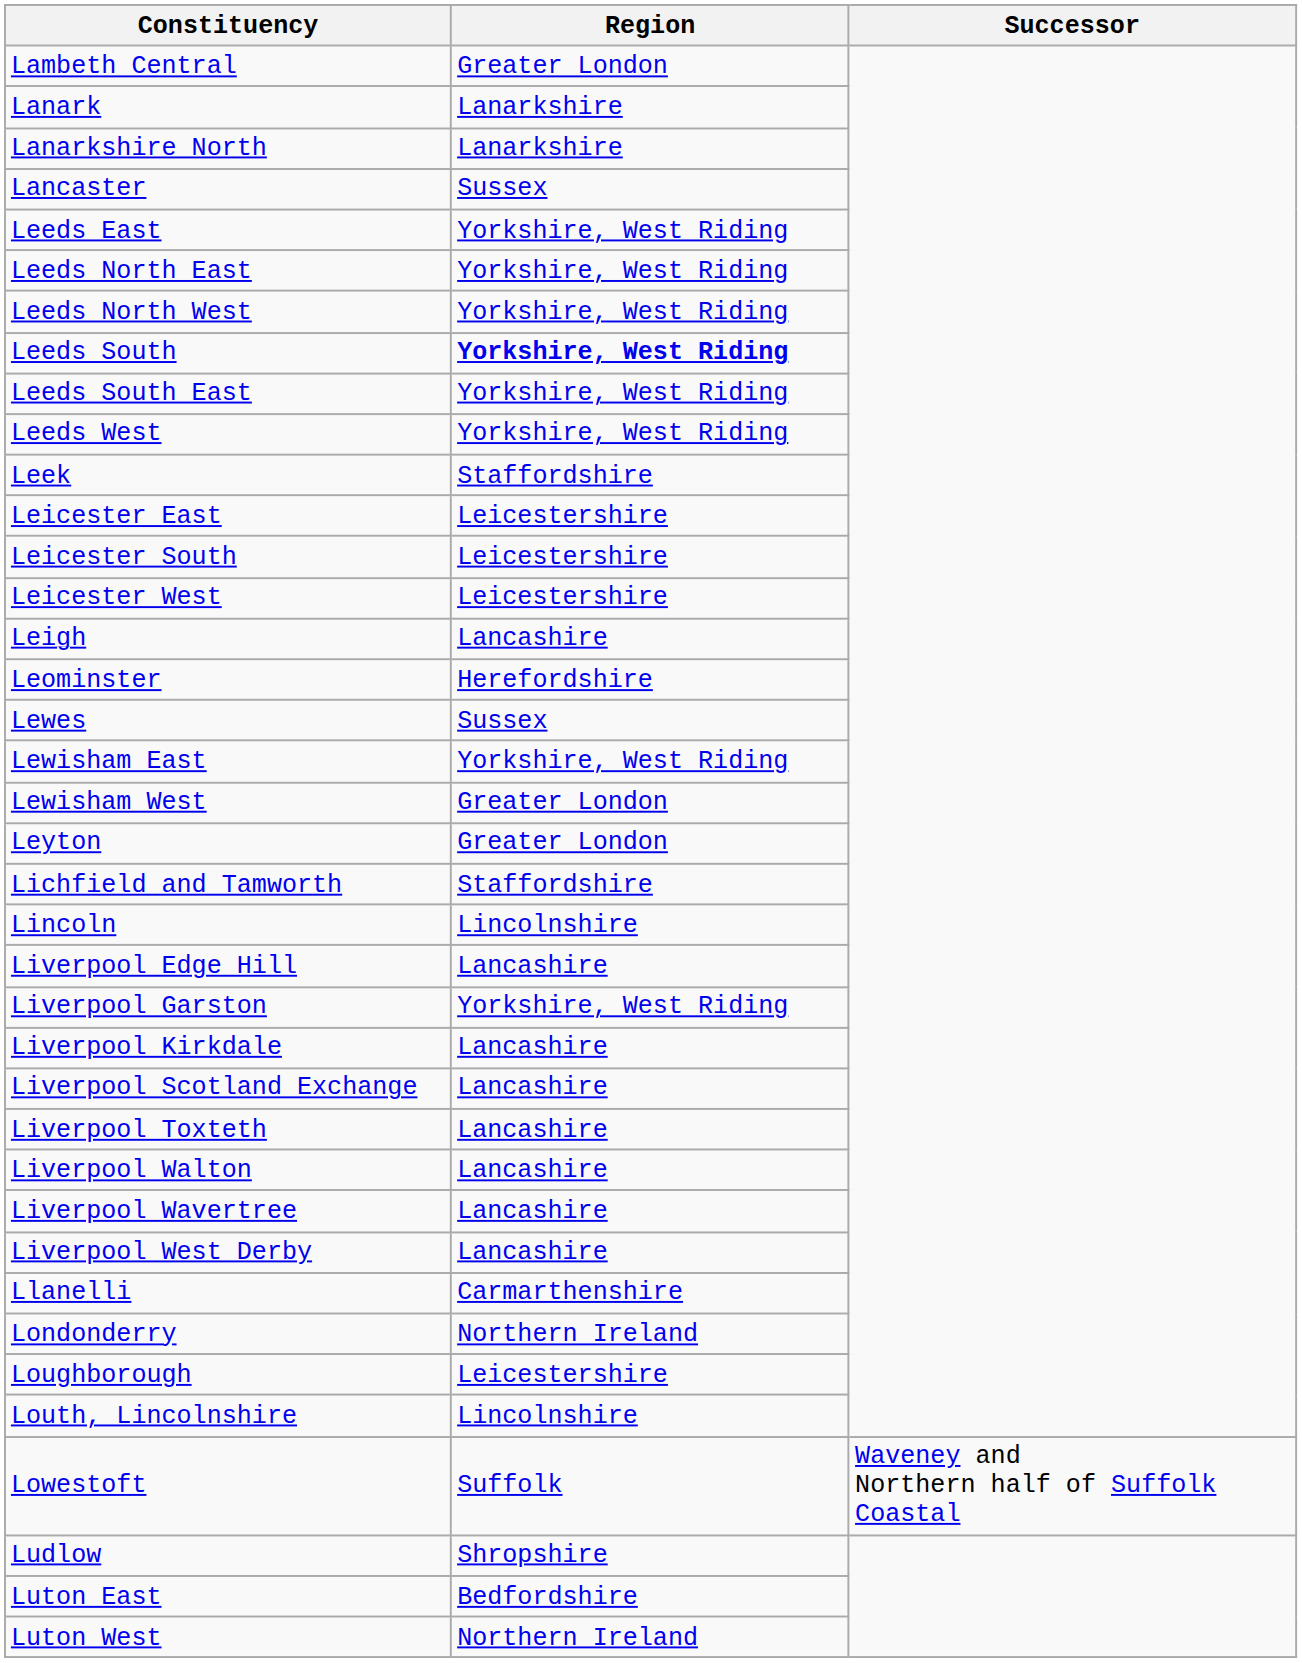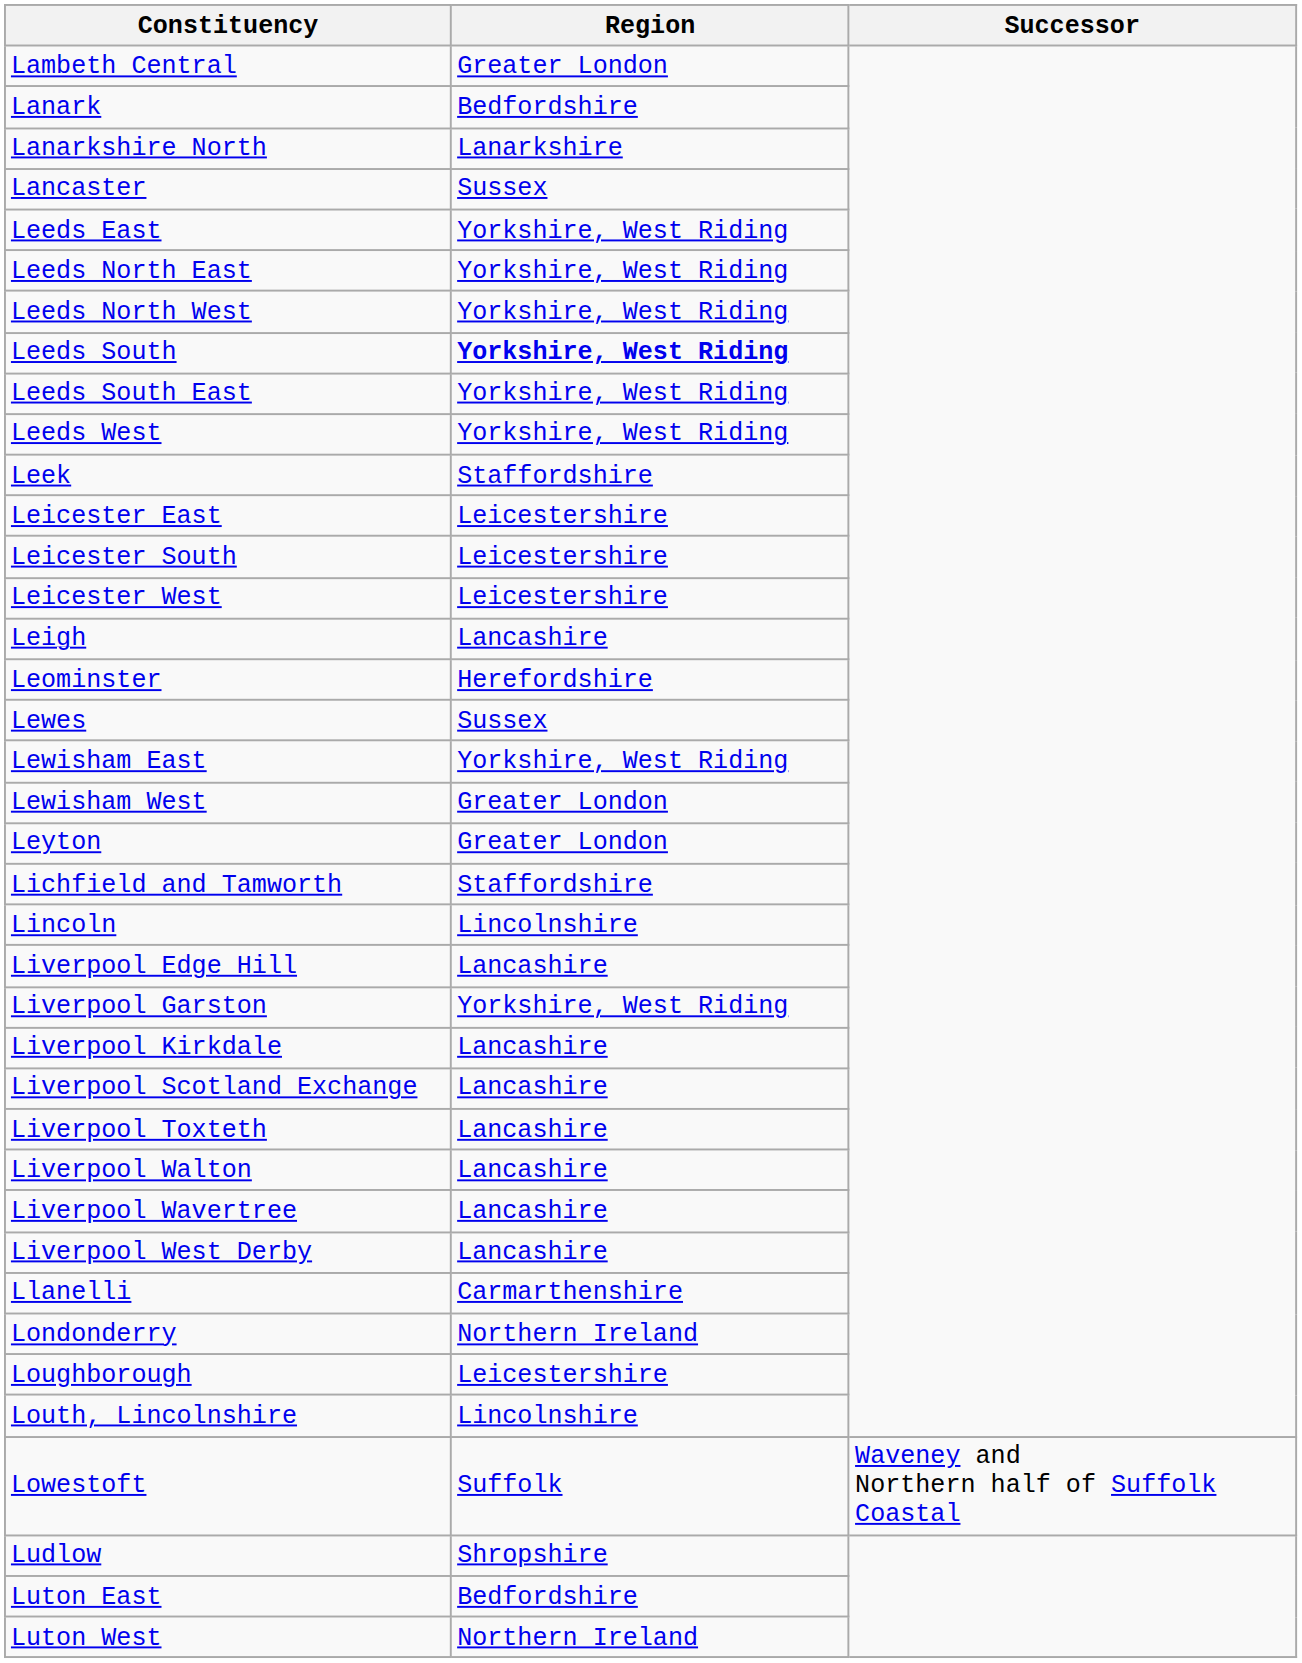(540, 107) Lanarkshire -> (547, 107) Bedfordshire
